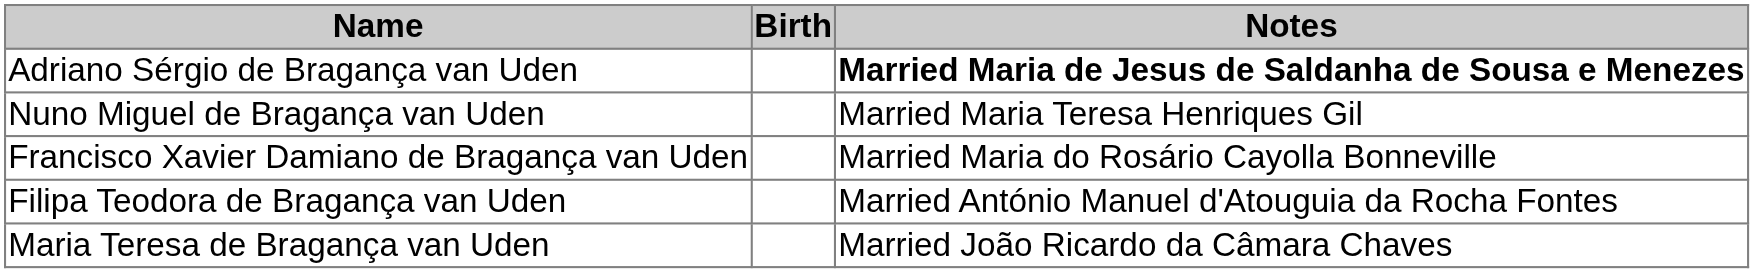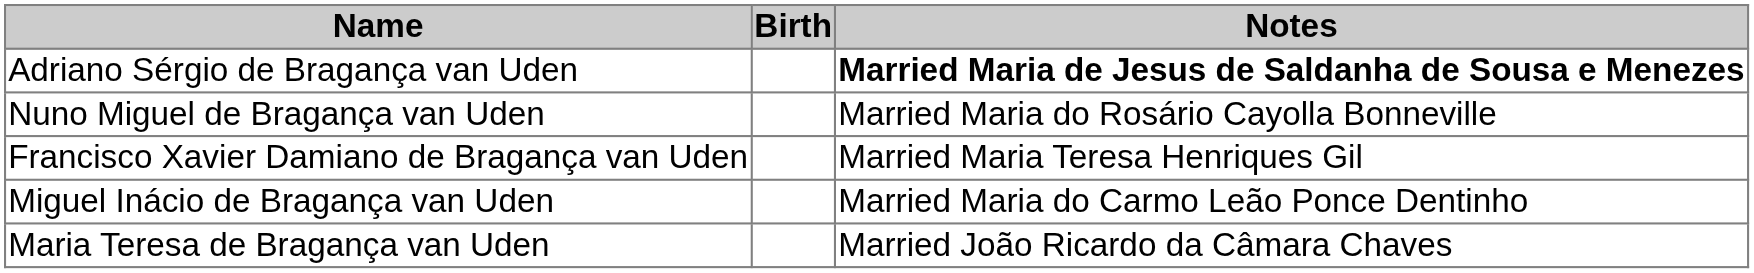(1101, 113) Married Maria Teresa Henriques Gil -> (1167, 113) Married Maria do Rosário Cayolla Bonneville
(1167, 157) Married Maria do Rosário Cayolla Bonneville -> (1101, 157) Married Maria Teresa Henriques Gil
- row: (287, 201)
+ row: (281, 201)
